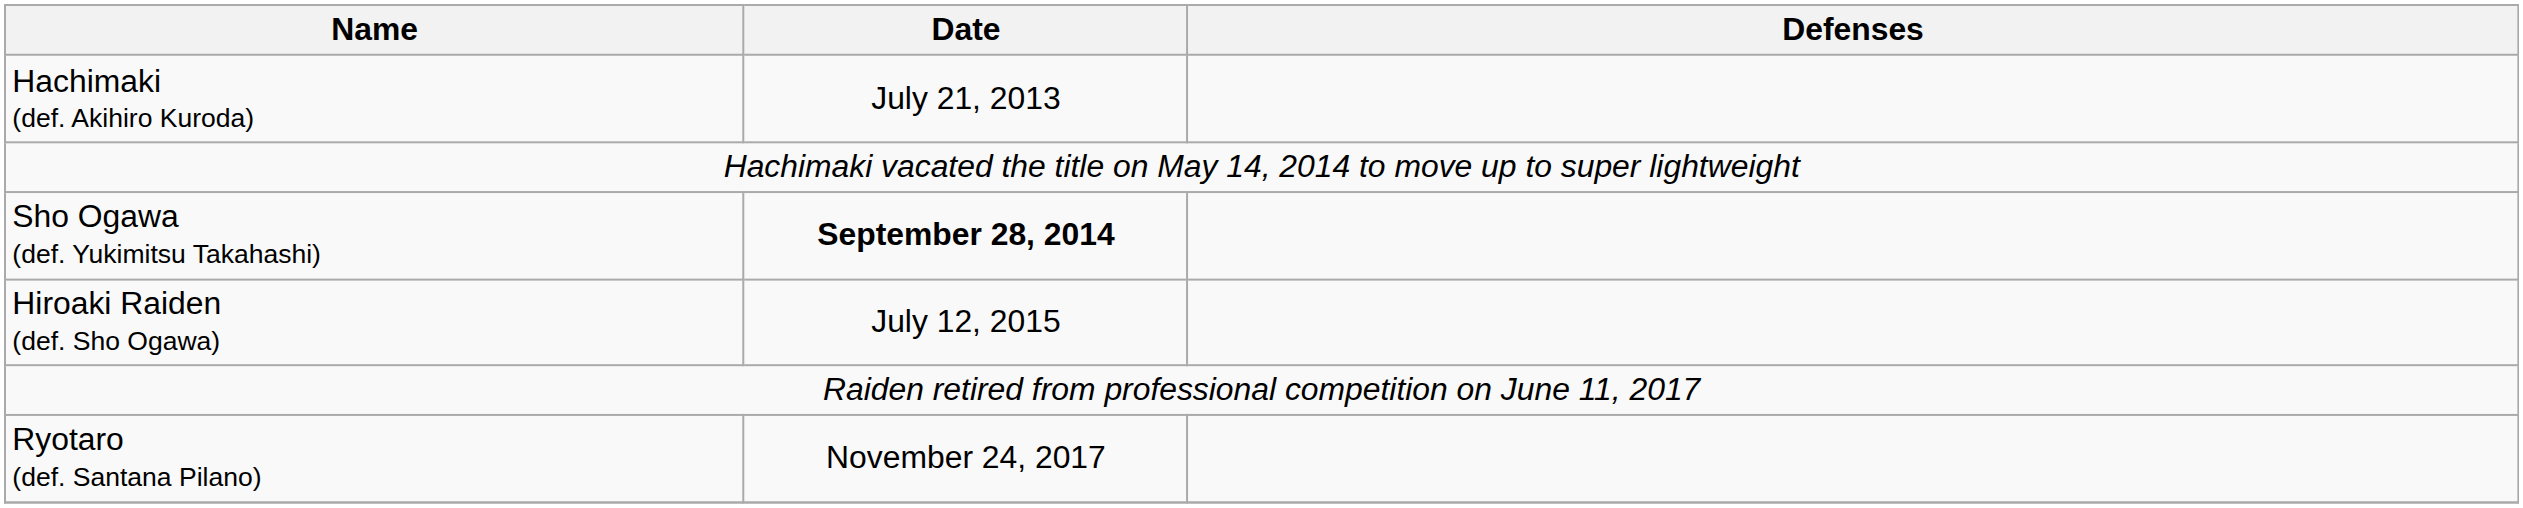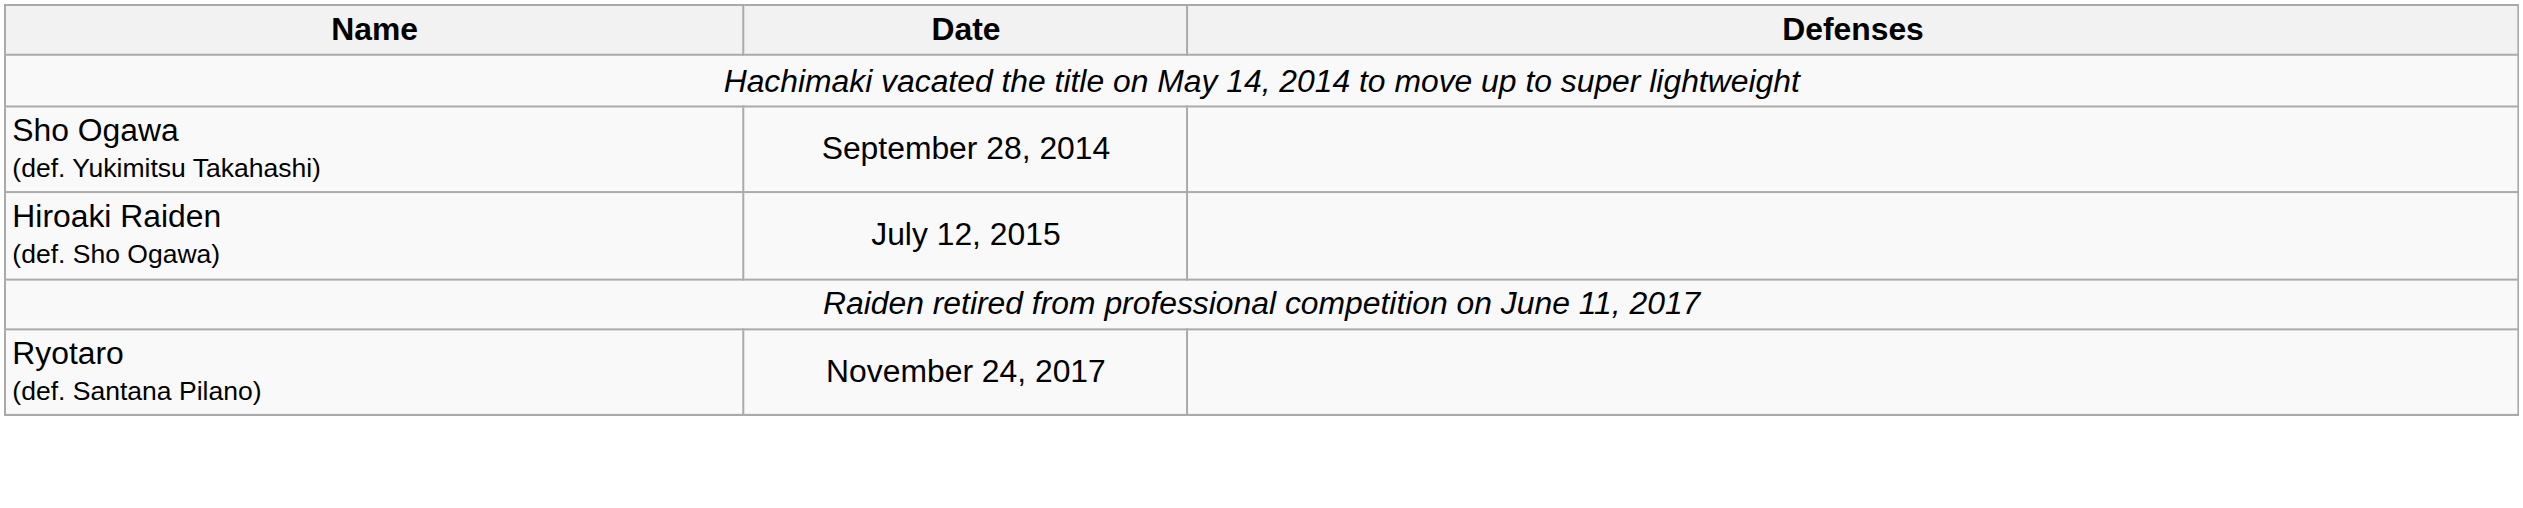- row: (133, 98)
(966, 234) bold -> (966, 148) normal
